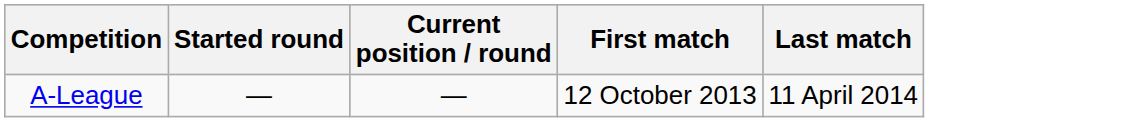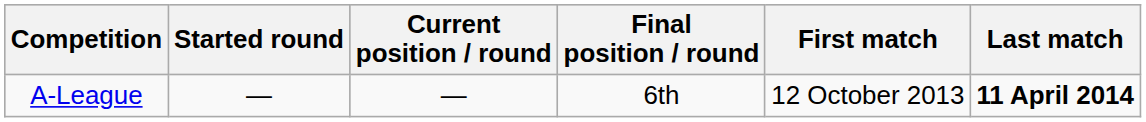+ column: (661, 39)
(843, 95) normal -> (1055, 95) bold
